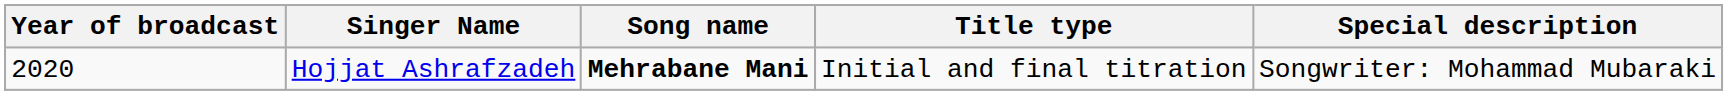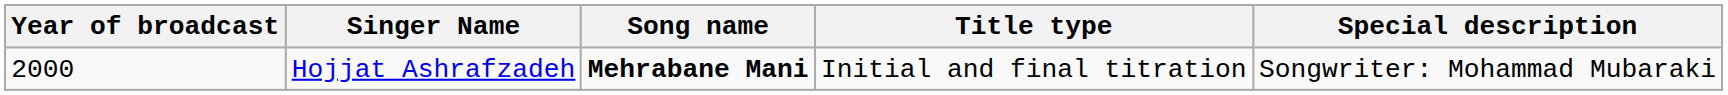(43, 69) 2020 -> (43, 69) 2000
